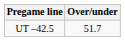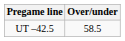(93, 28) 51.7 -> (93, 28) 58.5
